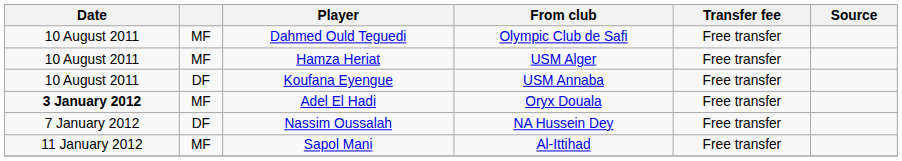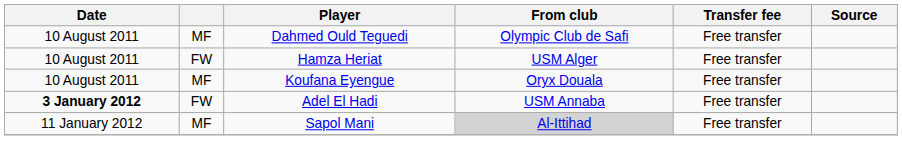(201, 58) MF -> (202, 58) FW
(201, 80) DF -> (202, 80) MF
(564, 80) USM Annaba -> (564, 80) Oryx Douala
(201, 102) MF -> (202, 102) FW
(563, 102) Oryx Douala -> (564, 102) USM Annaba
- row: (338, 123)
(563, 145) no background -> (564, 123) lightgrey background
